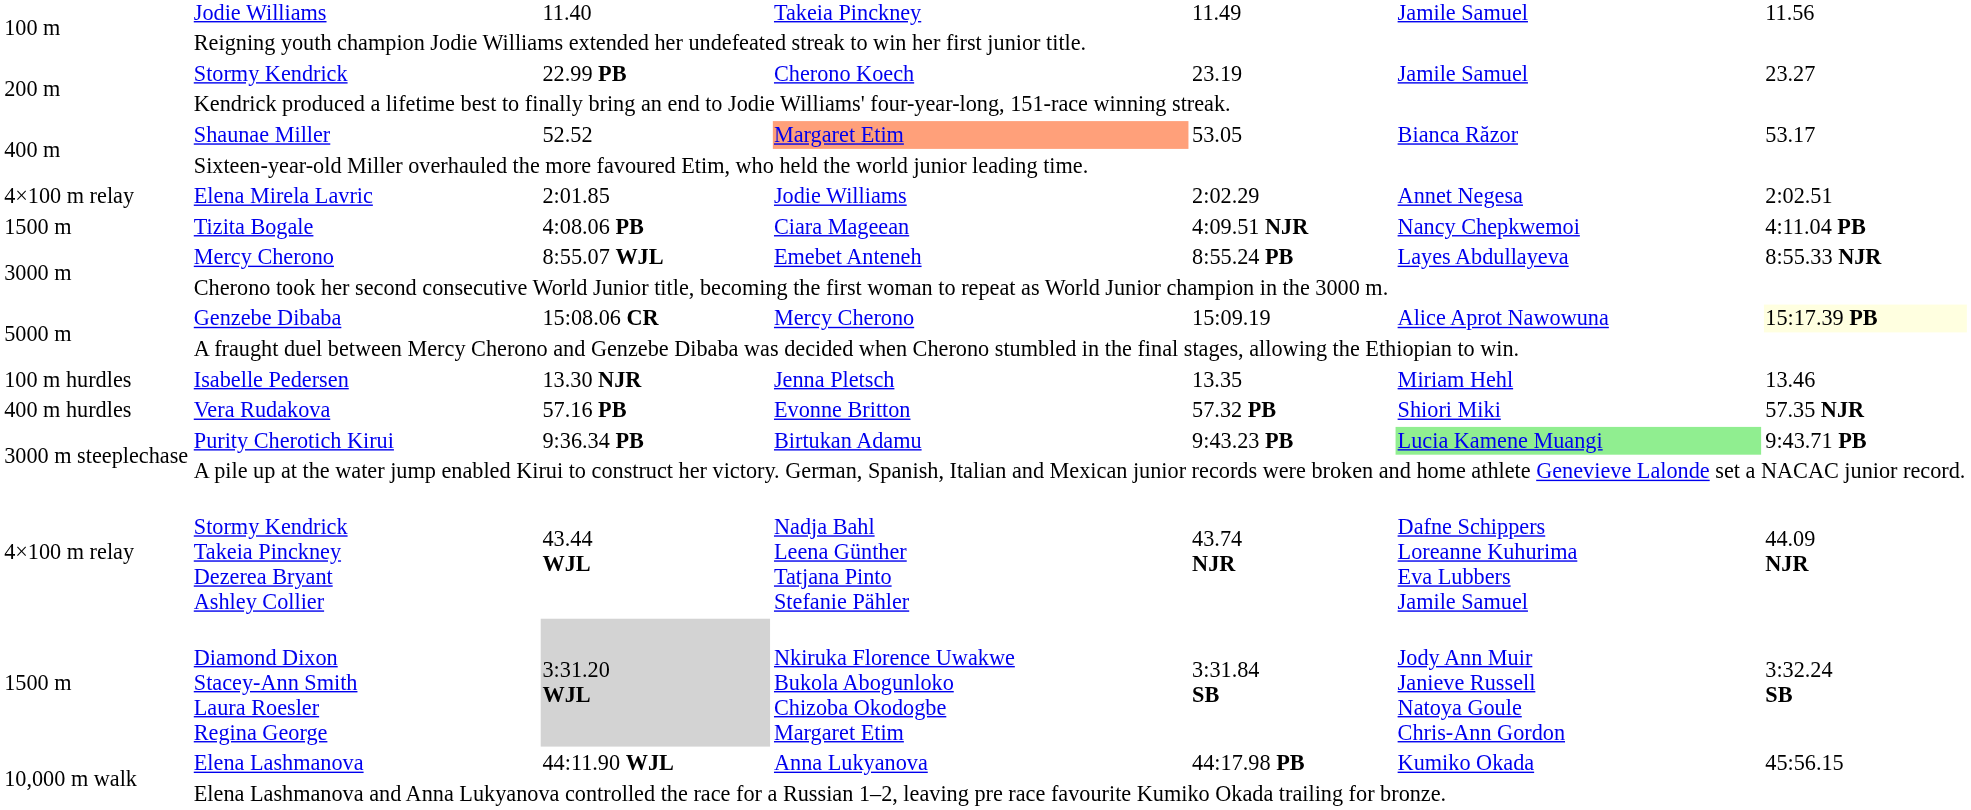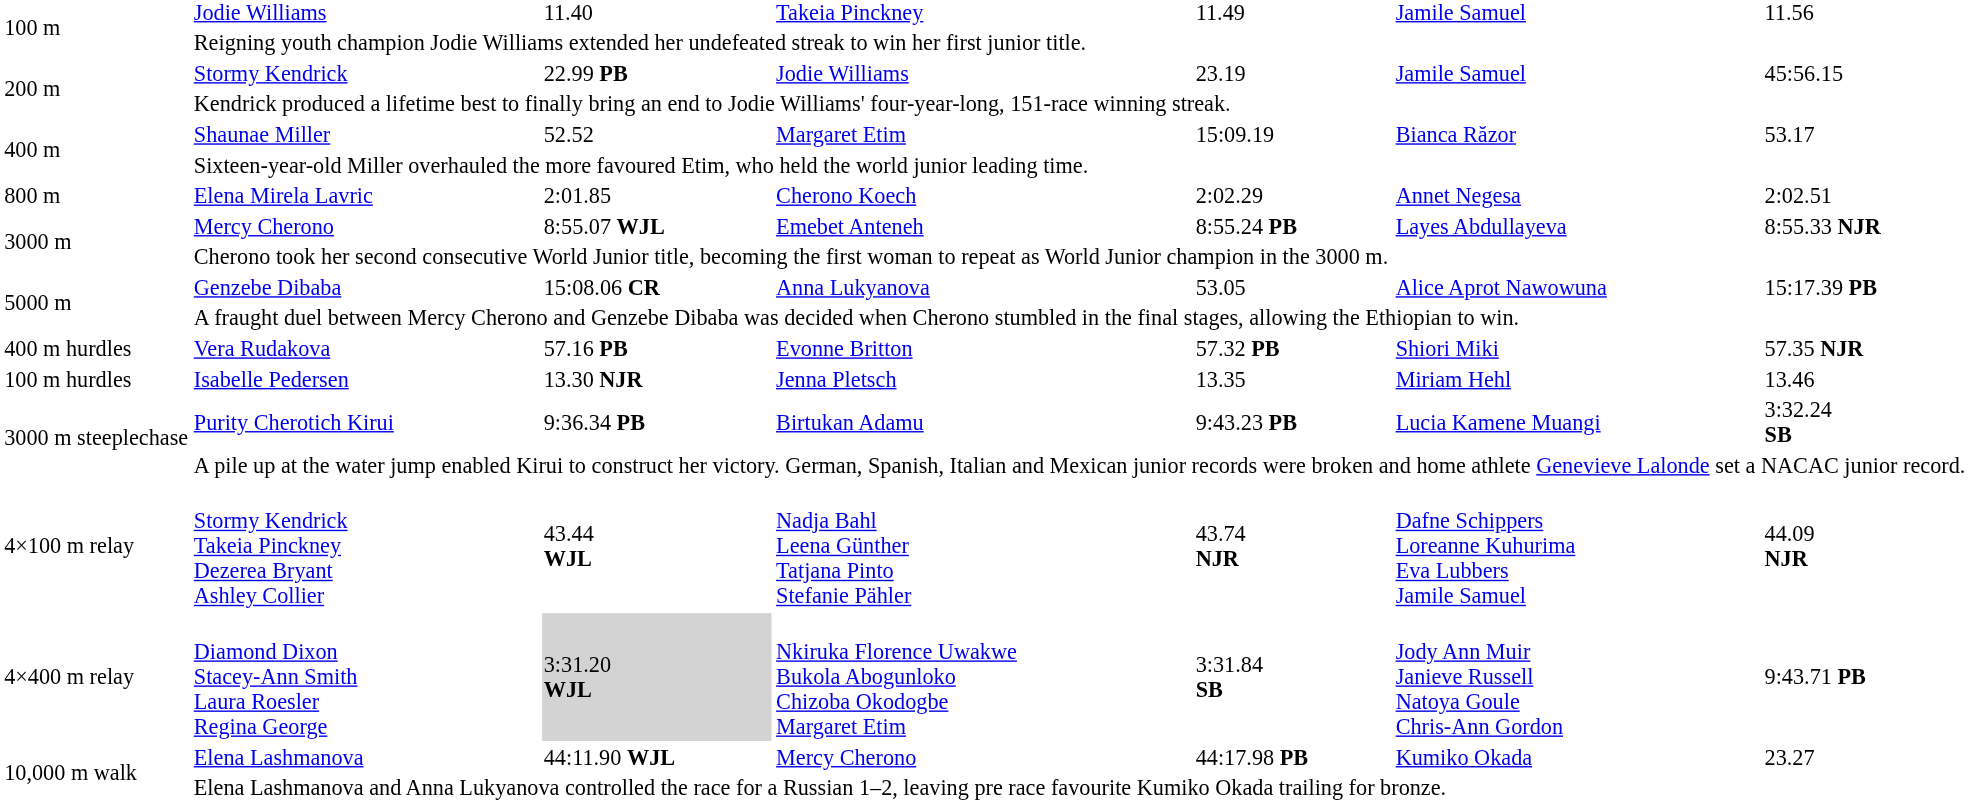(844, 73) Cherono Koech -> (842, 73) Jodie Williams
(1790, 73) 23.27 -> (1804, 73) 45:56.15
(839, 134) lightsalmon background -> (841, 134) no background
(1217, 134) 53.05 -> (1235, 134) 15:09.19
(69, 195) 4×100 m relay -> (32, 195) 800 m
(840, 195) Jodie Williams -> (846, 195) Cherono Koech
- row: (254, 226)
(844, 318) Mercy Cherono -> (853, 287) Anna Lukyanova
(1231, 318) 15:09.19 -> (1221, 287) 53.05
(1821, 318) lightyellow background -> (1821, 287) no background
rows swapped: (271, 379) <-> (262, 410)
(1500, 440) lightgreen background -> (1498, 422) no background
(1816, 440) 9:43.71 PB -> (1798, 422) 3:32.24 SB
(38, 682) 1500 m -> (69, 676) 4×400 m relay
(1799, 682) 3:32.24 SB -> (1815, 676) 9:43.71 PB
(851, 763) Anna Lukyanova -> (846, 757) Mercy Cherono
(1804, 763) 45:56.15 -> (1790, 757) 23.27
